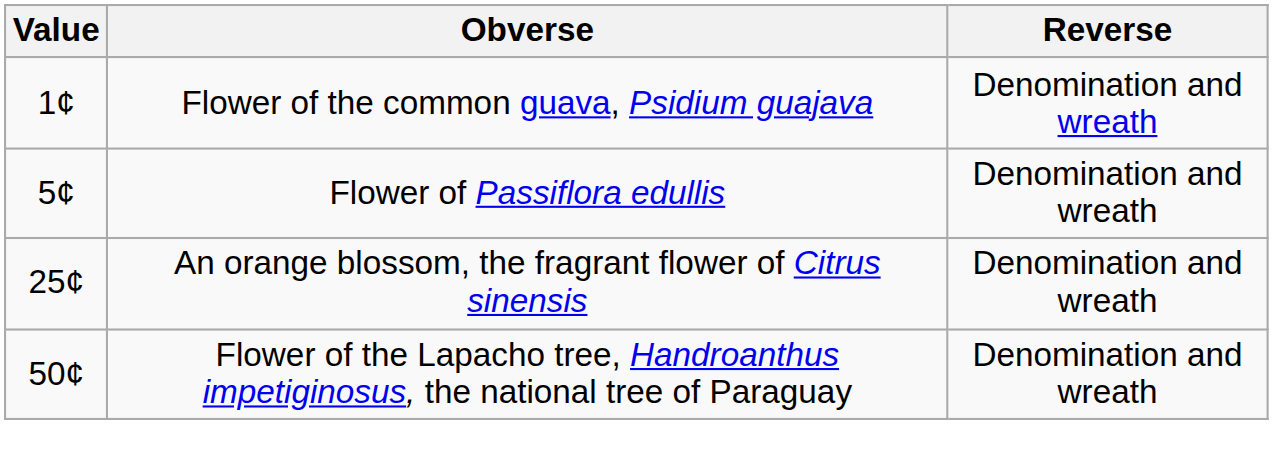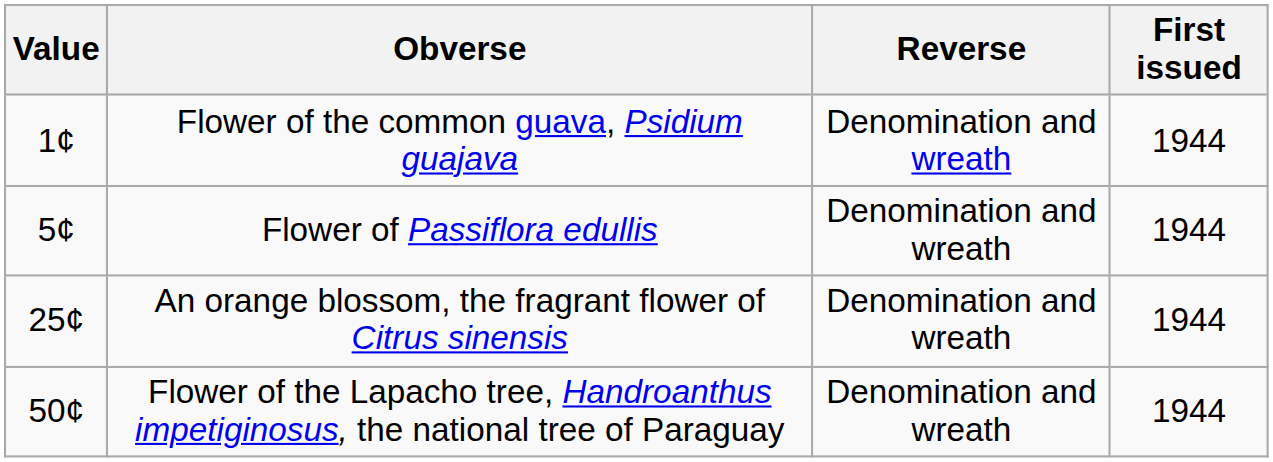+ column: (1189, 49)
